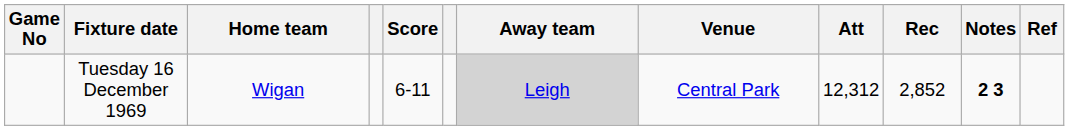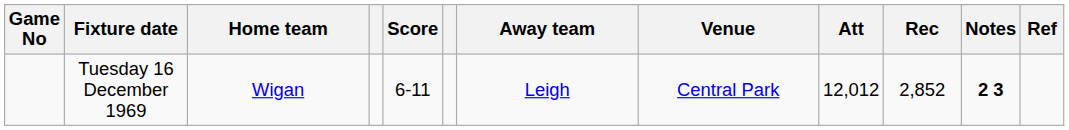(547, 89) lightgrey background -> (547, 89) no background
(851, 89) 12,312 -> (851, 89) 12,012
